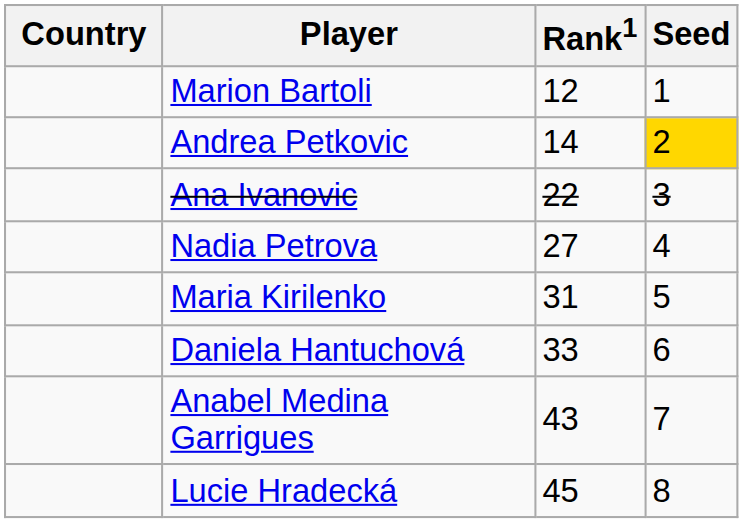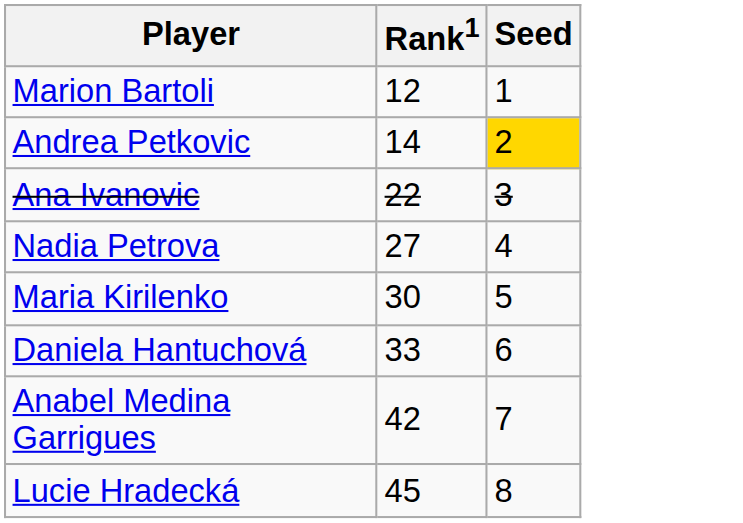- column: (84, 34)
(561, 298) 31 -> (403, 298) 30
(561, 419) 43 -> (403, 419) 42
